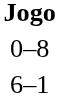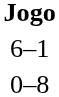rows swapped: (30, 48) <-> (30, 84)
